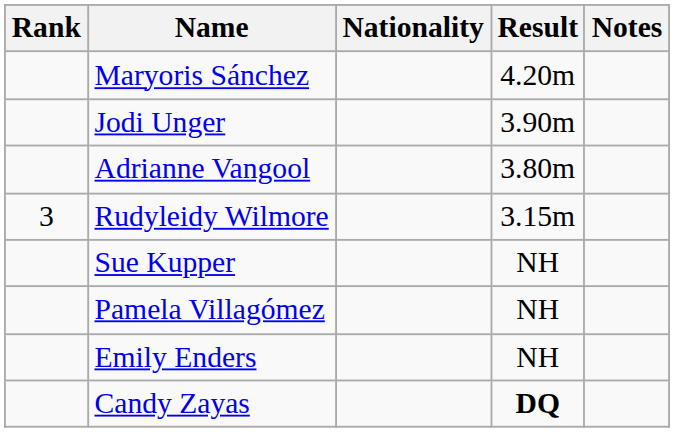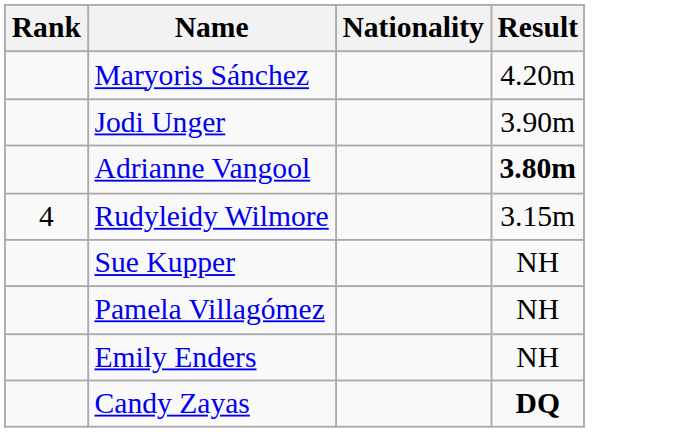- column: (627, 27)
(538, 168) normal -> (538, 168) bold
(46, 215) 3 -> (46, 215) 4
